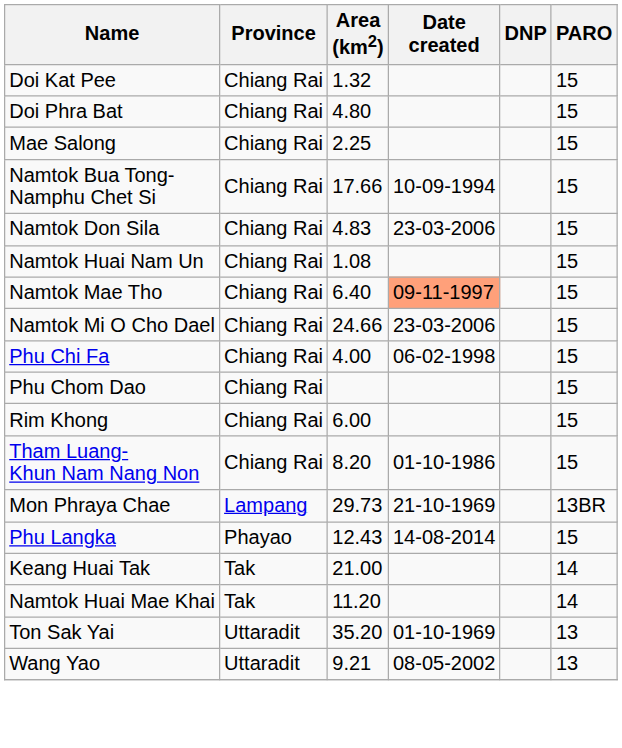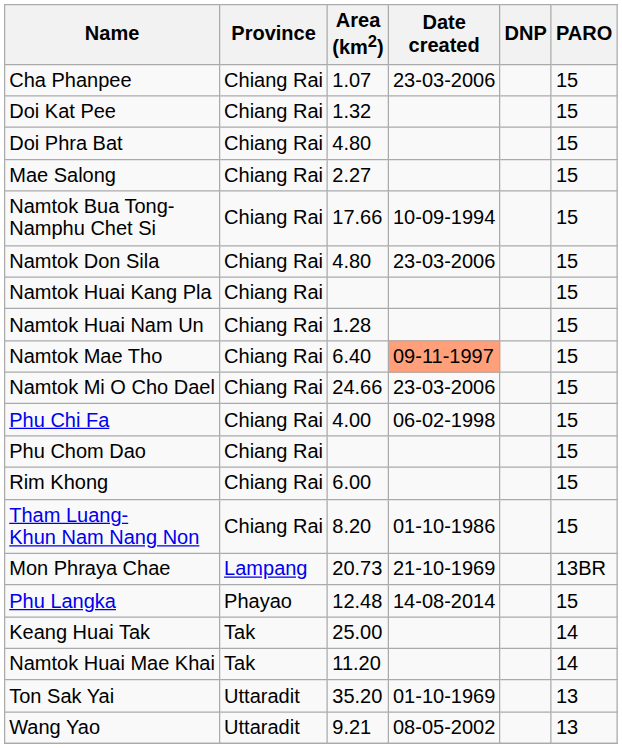+ row: (70, 79)
(352, 143) 2.25 -> (352, 175) 2.27
(352, 229) 4.83 -> (352, 261) 4.80
+ row: (110, 292)
(352, 261) 1.08 -> (352, 324) 1.28
(357, 505) 29.73 -> (357, 569) 20.73
(357, 537) 12.43 -> (357, 600) 12.48
(357, 569) 21.00 -> (357, 632) 25.00
